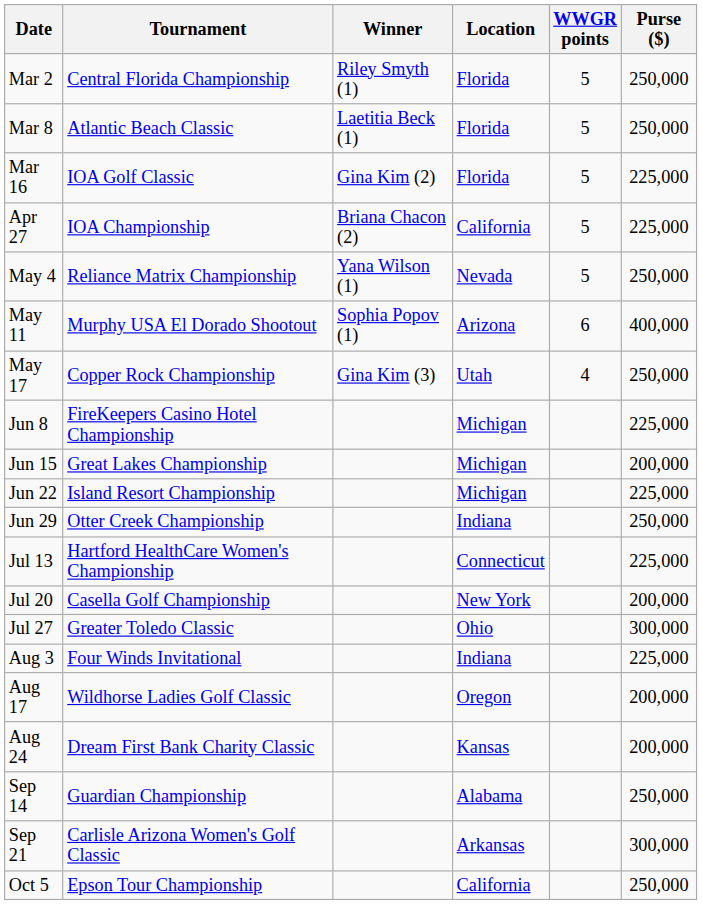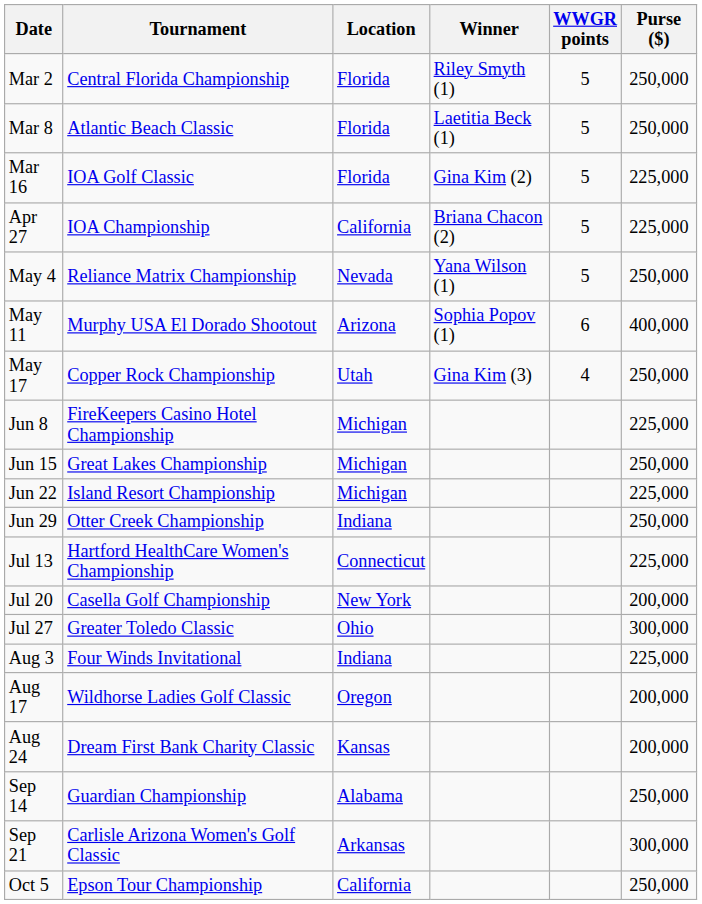columns swapped: (501, 29) <-> (393, 29)
(659, 463) 200,000 -> (659, 463) 250,000
